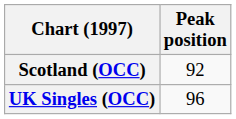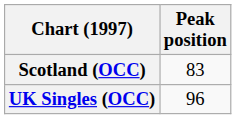(195, 69) 92 -> (195, 69) 83
